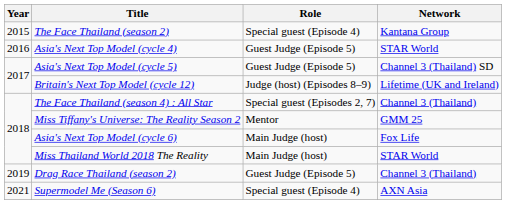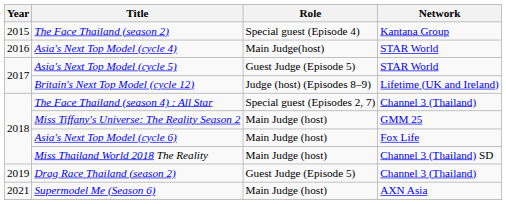(300, 48) Guest Judge (Episode 5) -> (285, 48) Main Judge(host)
(437, 66) Channel 3 (Thailand) SD -> (409, 66) STAR World
(262, 119) Mentor -> (286, 119) Main Judge (host)
(409, 155) STAR World -> (437, 155) Channel 3 (Thailand) SD
(303, 191) Special guest (Episode 4) -> (286, 191) Main Judge (host)
